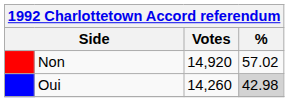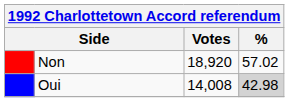(209, 62) 14,920 -> (209, 62) 18,920
(209, 86) 14,260 -> (209, 86) 14,008
